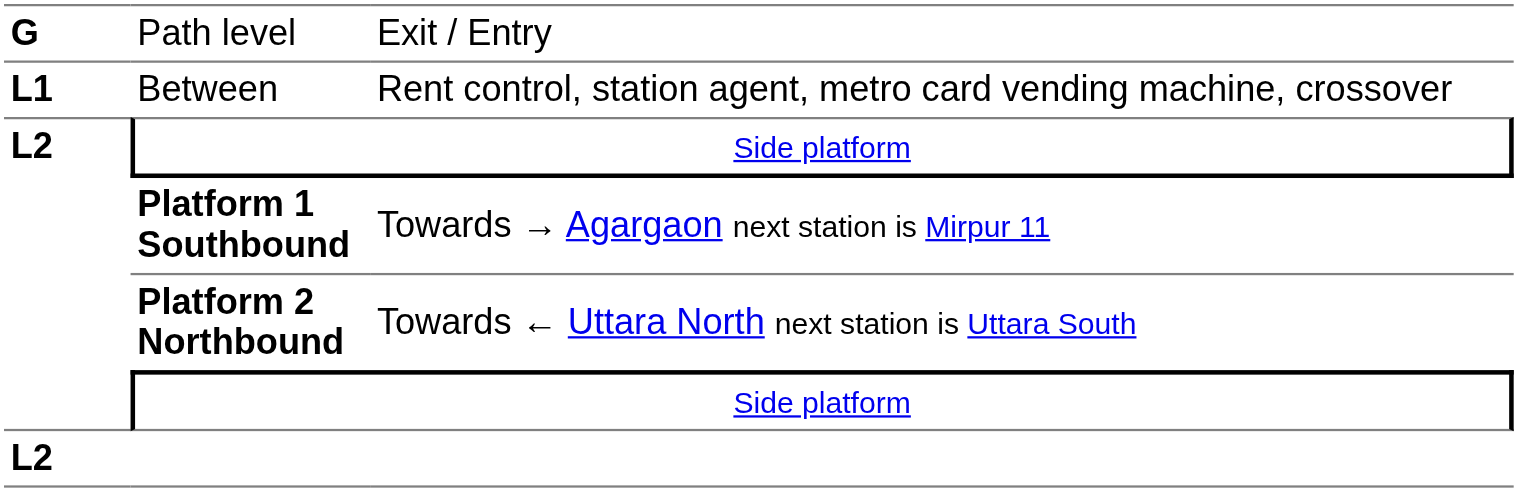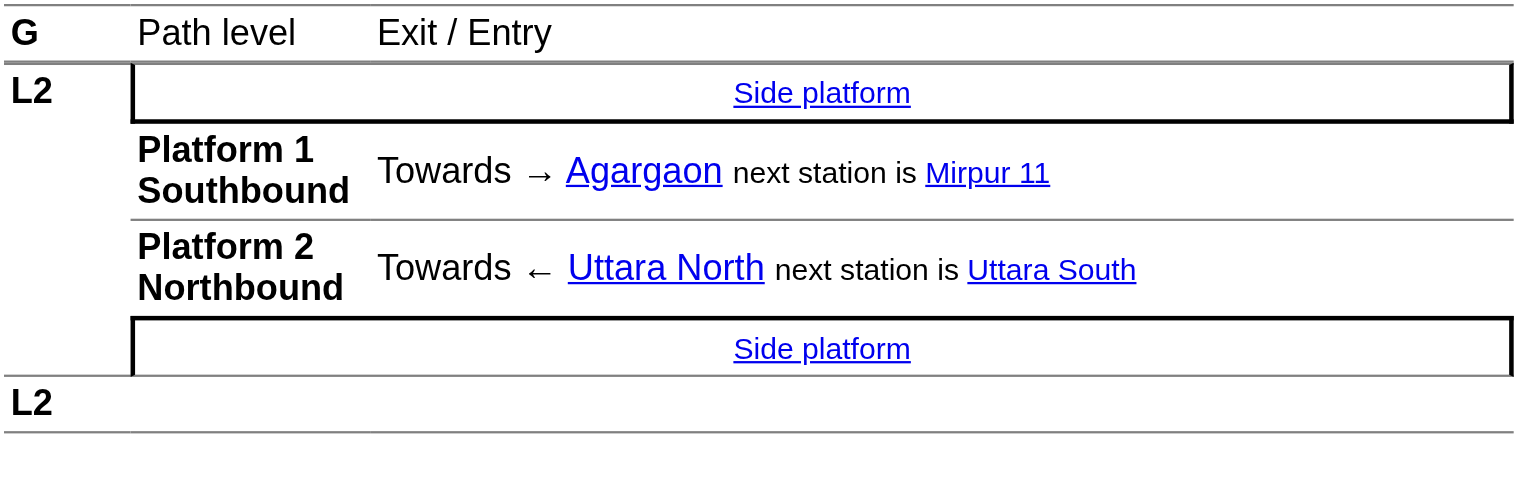- row: (208, 89)
